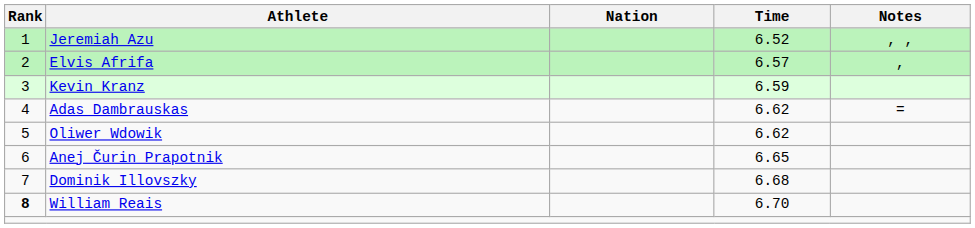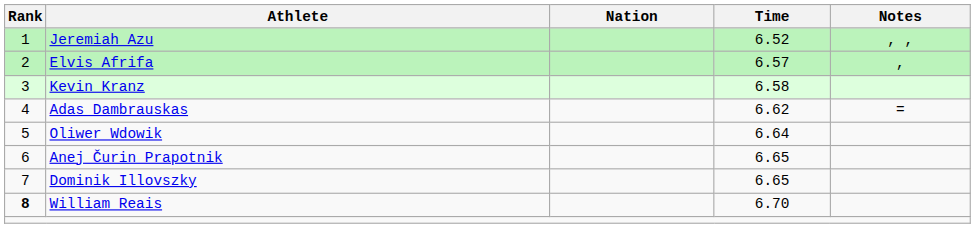(772, 87) 6.59 -> (772, 87) 6.58
(772, 134) 6.62 -> (772, 134) 6.64
(772, 181) 6.68 -> (772, 181) 6.65
